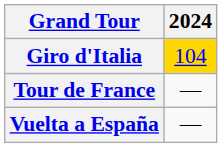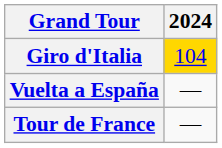rows swapped: (84, 90) <-> (84, 124)
